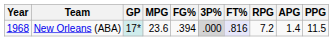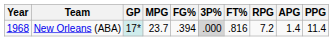(159, 28) 23.6 -> (159, 28) 23.7
(238, 28) lavender background -> (238, 28) no background
(317, 28) 11.5 -> (317, 28) 11.4
